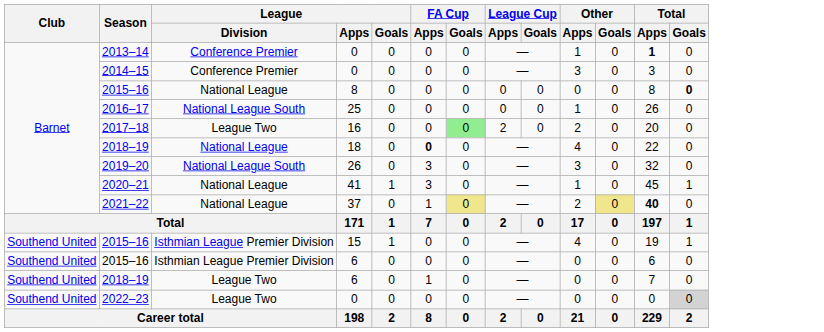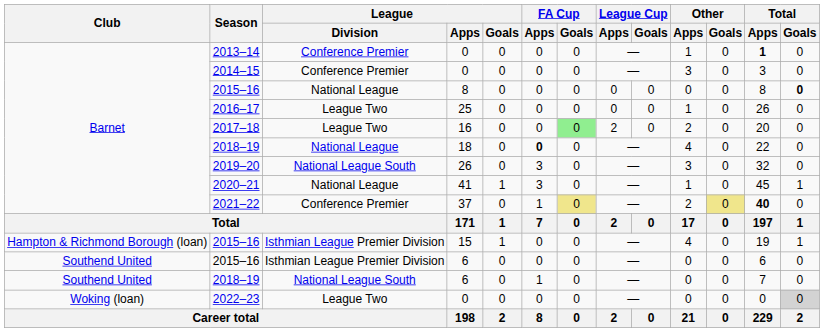(244, 109) National League South -> (355, 109) League Two
(244, 204) National League -> (355, 204) Conference Premier
(52, 242) Southend United -> (107, 242) Hampton & Richmond Borough (loan)
(244, 280) League Two -> (355, 280) National League South
(52, 299) Southend United -> (107, 299) Woking (loan)
